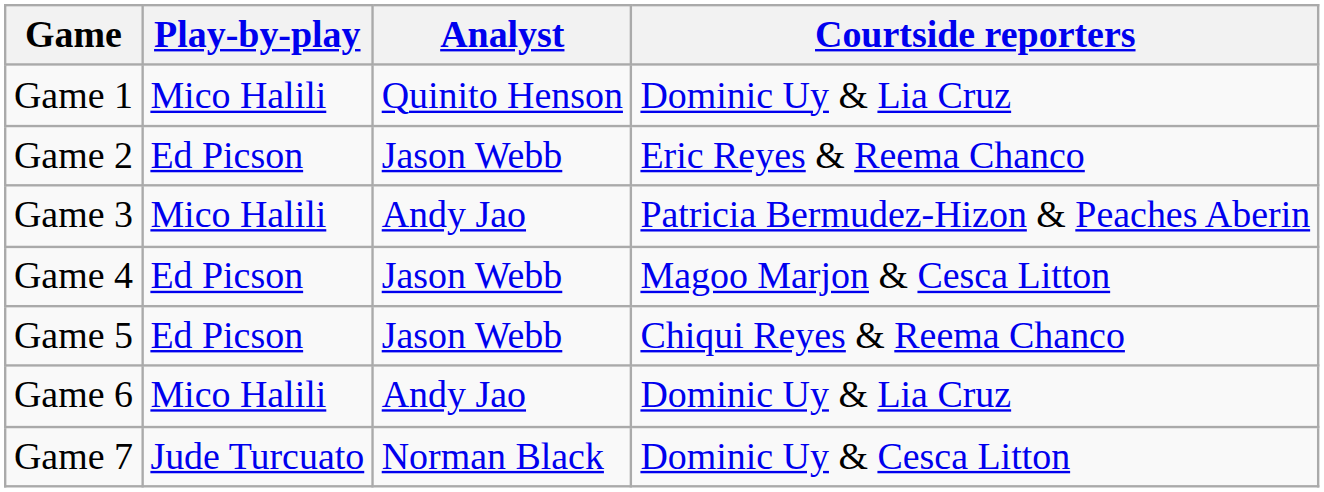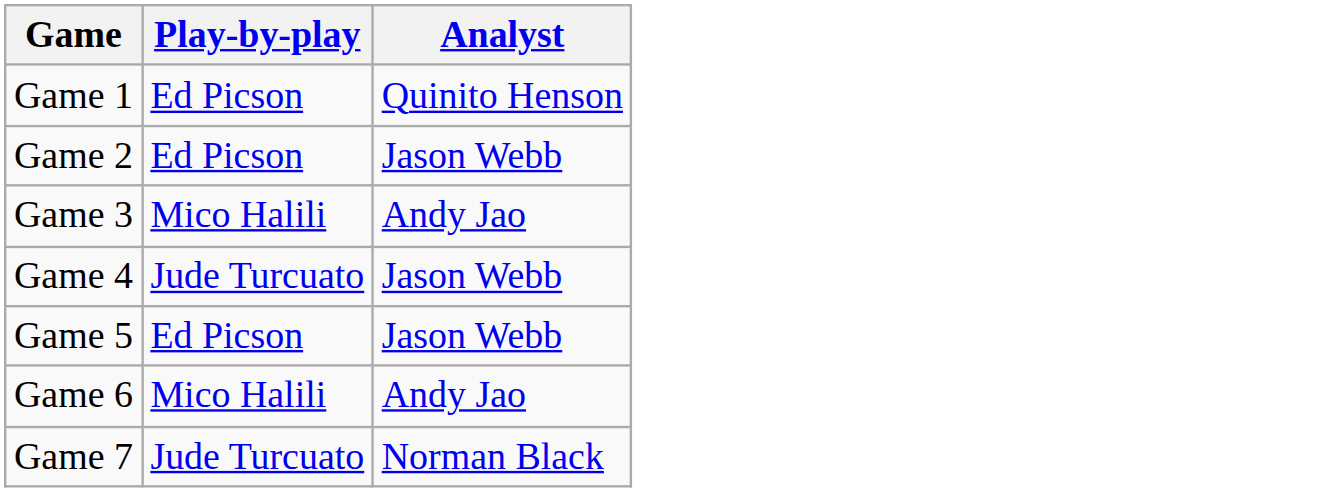- column: (975, 34)
(238, 94) Mico Halili -> (227, 94) Ed Picson
(227, 275) Ed Picson -> (257, 275) Jude Turcuato
